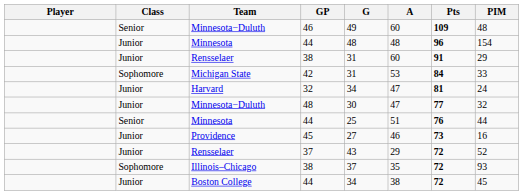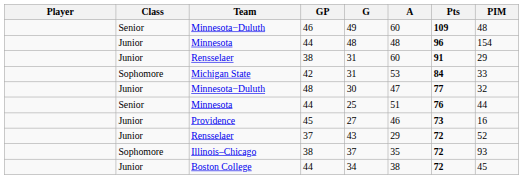- row: (207, 89)
